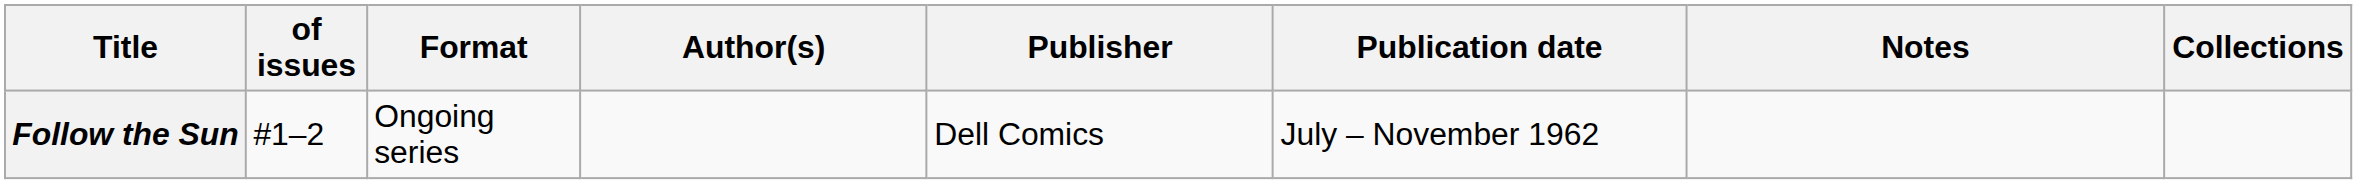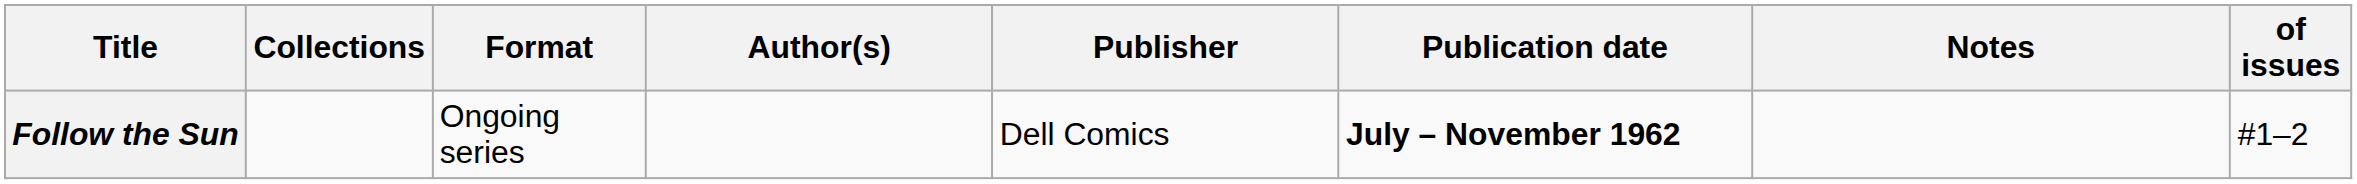columns swapped: (306, 47) <-> (2258, 47)
(1440, 133) normal -> (1513, 133) bold
